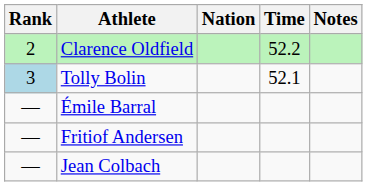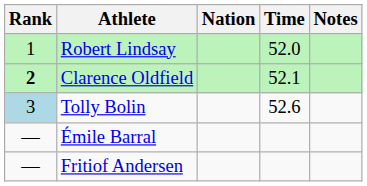+ row: (118, 48)
(31, 48) normal -> (31, 78) bold
(284, 48) 52.2 -> (284, 78) 52.1
(284, 78) 52.1 -> (284, 107) 52.6
- row: (110, 166)
